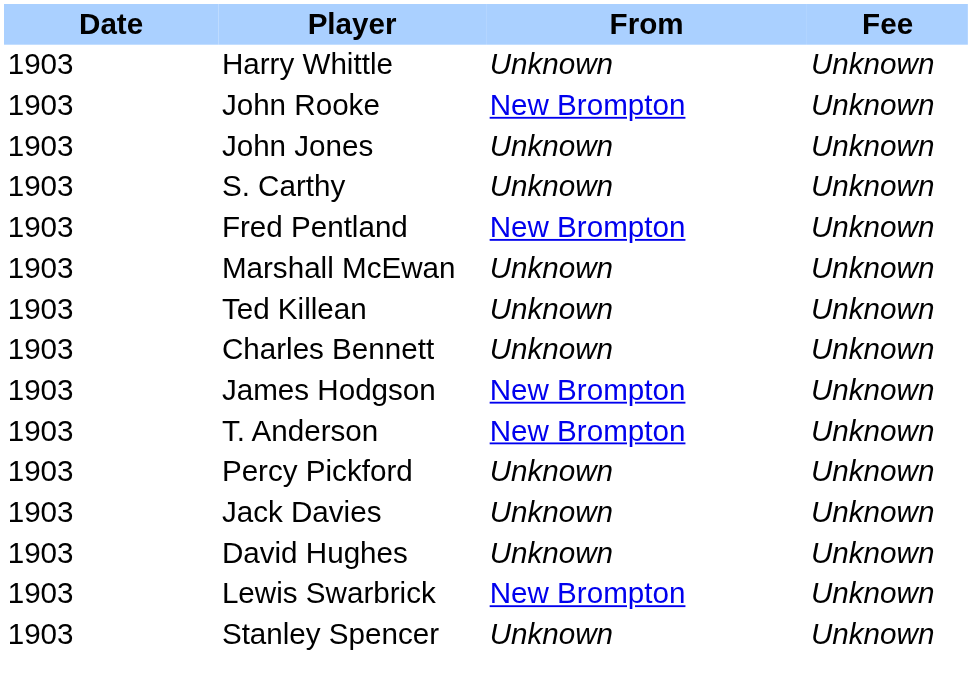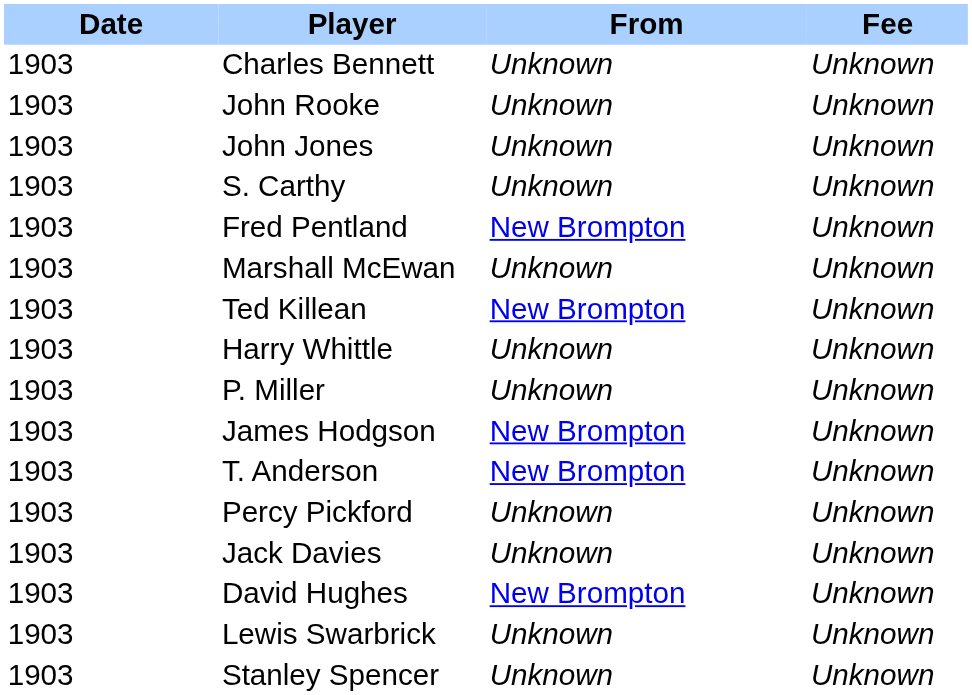rows swapped: (328, 349) <-> (307, 64)
(588, 105) New Brompton -> (551, 105) Unknown
(551, 308) Unknown -> (588, 308) New Brompton
+ row: (273, 390)
(551, 553) Unknown -> (588, 593) New Brompton
(588, 593) New Brompton -> (551, 634) Unknown
